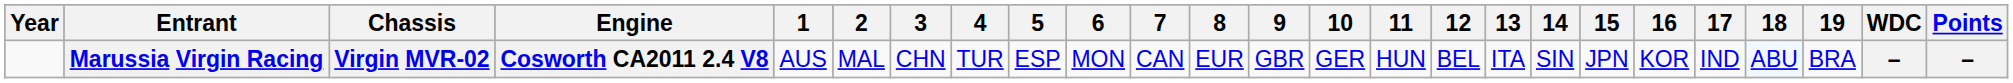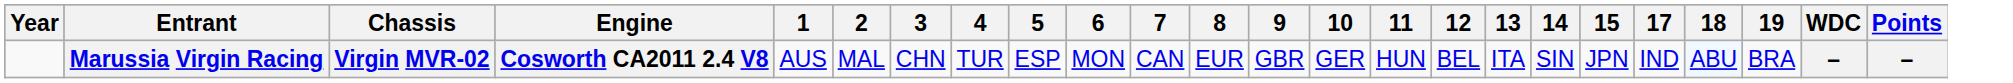- column: (1664, 23)
